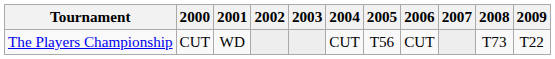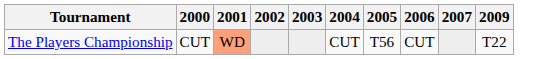- column: (494, 17)
(232, 42) no background -> (232, 42) lightsalmon background
